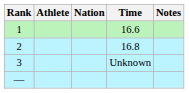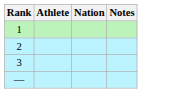- column: (130, 12)
